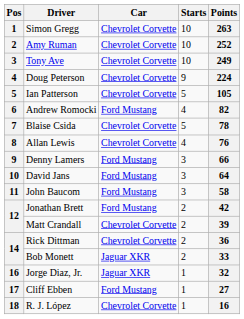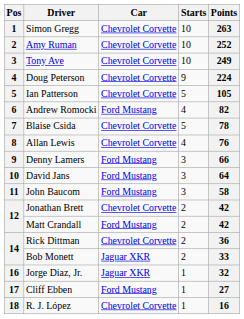(129, 208) Ford Mustang -> (139, 208) Chevrolet Corvette
(139, 224) Chevrolet Corvette -> (129, 224) Ford Mustang
(224, 224) 39 -> (224, 224) 42
